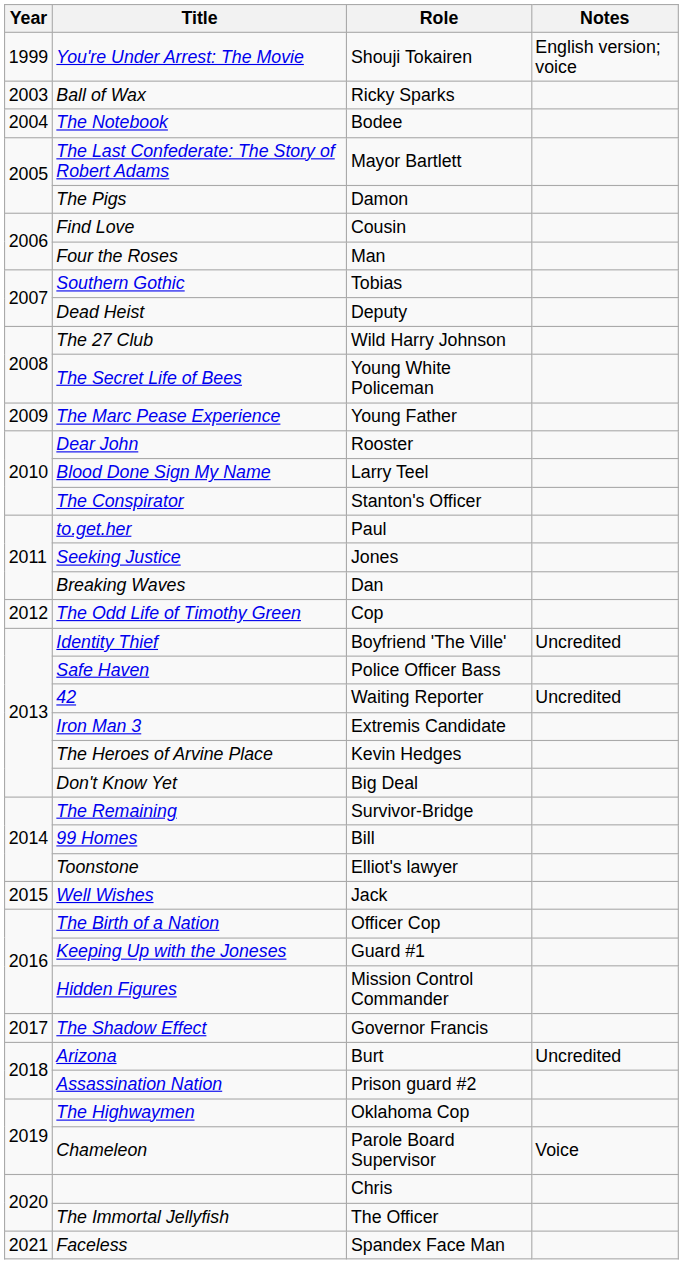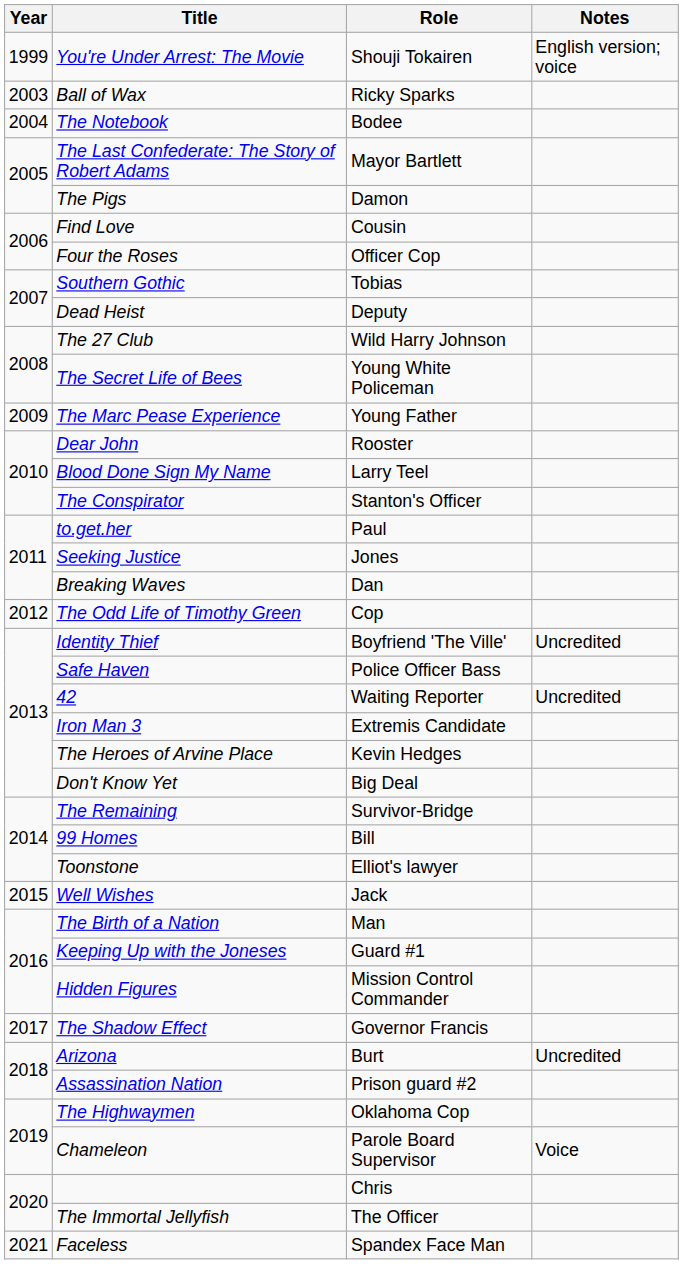(368, 255) Man -> (396, 255) Officer Cop
(396, 923) Officer Cop -> (368, 923) Man
